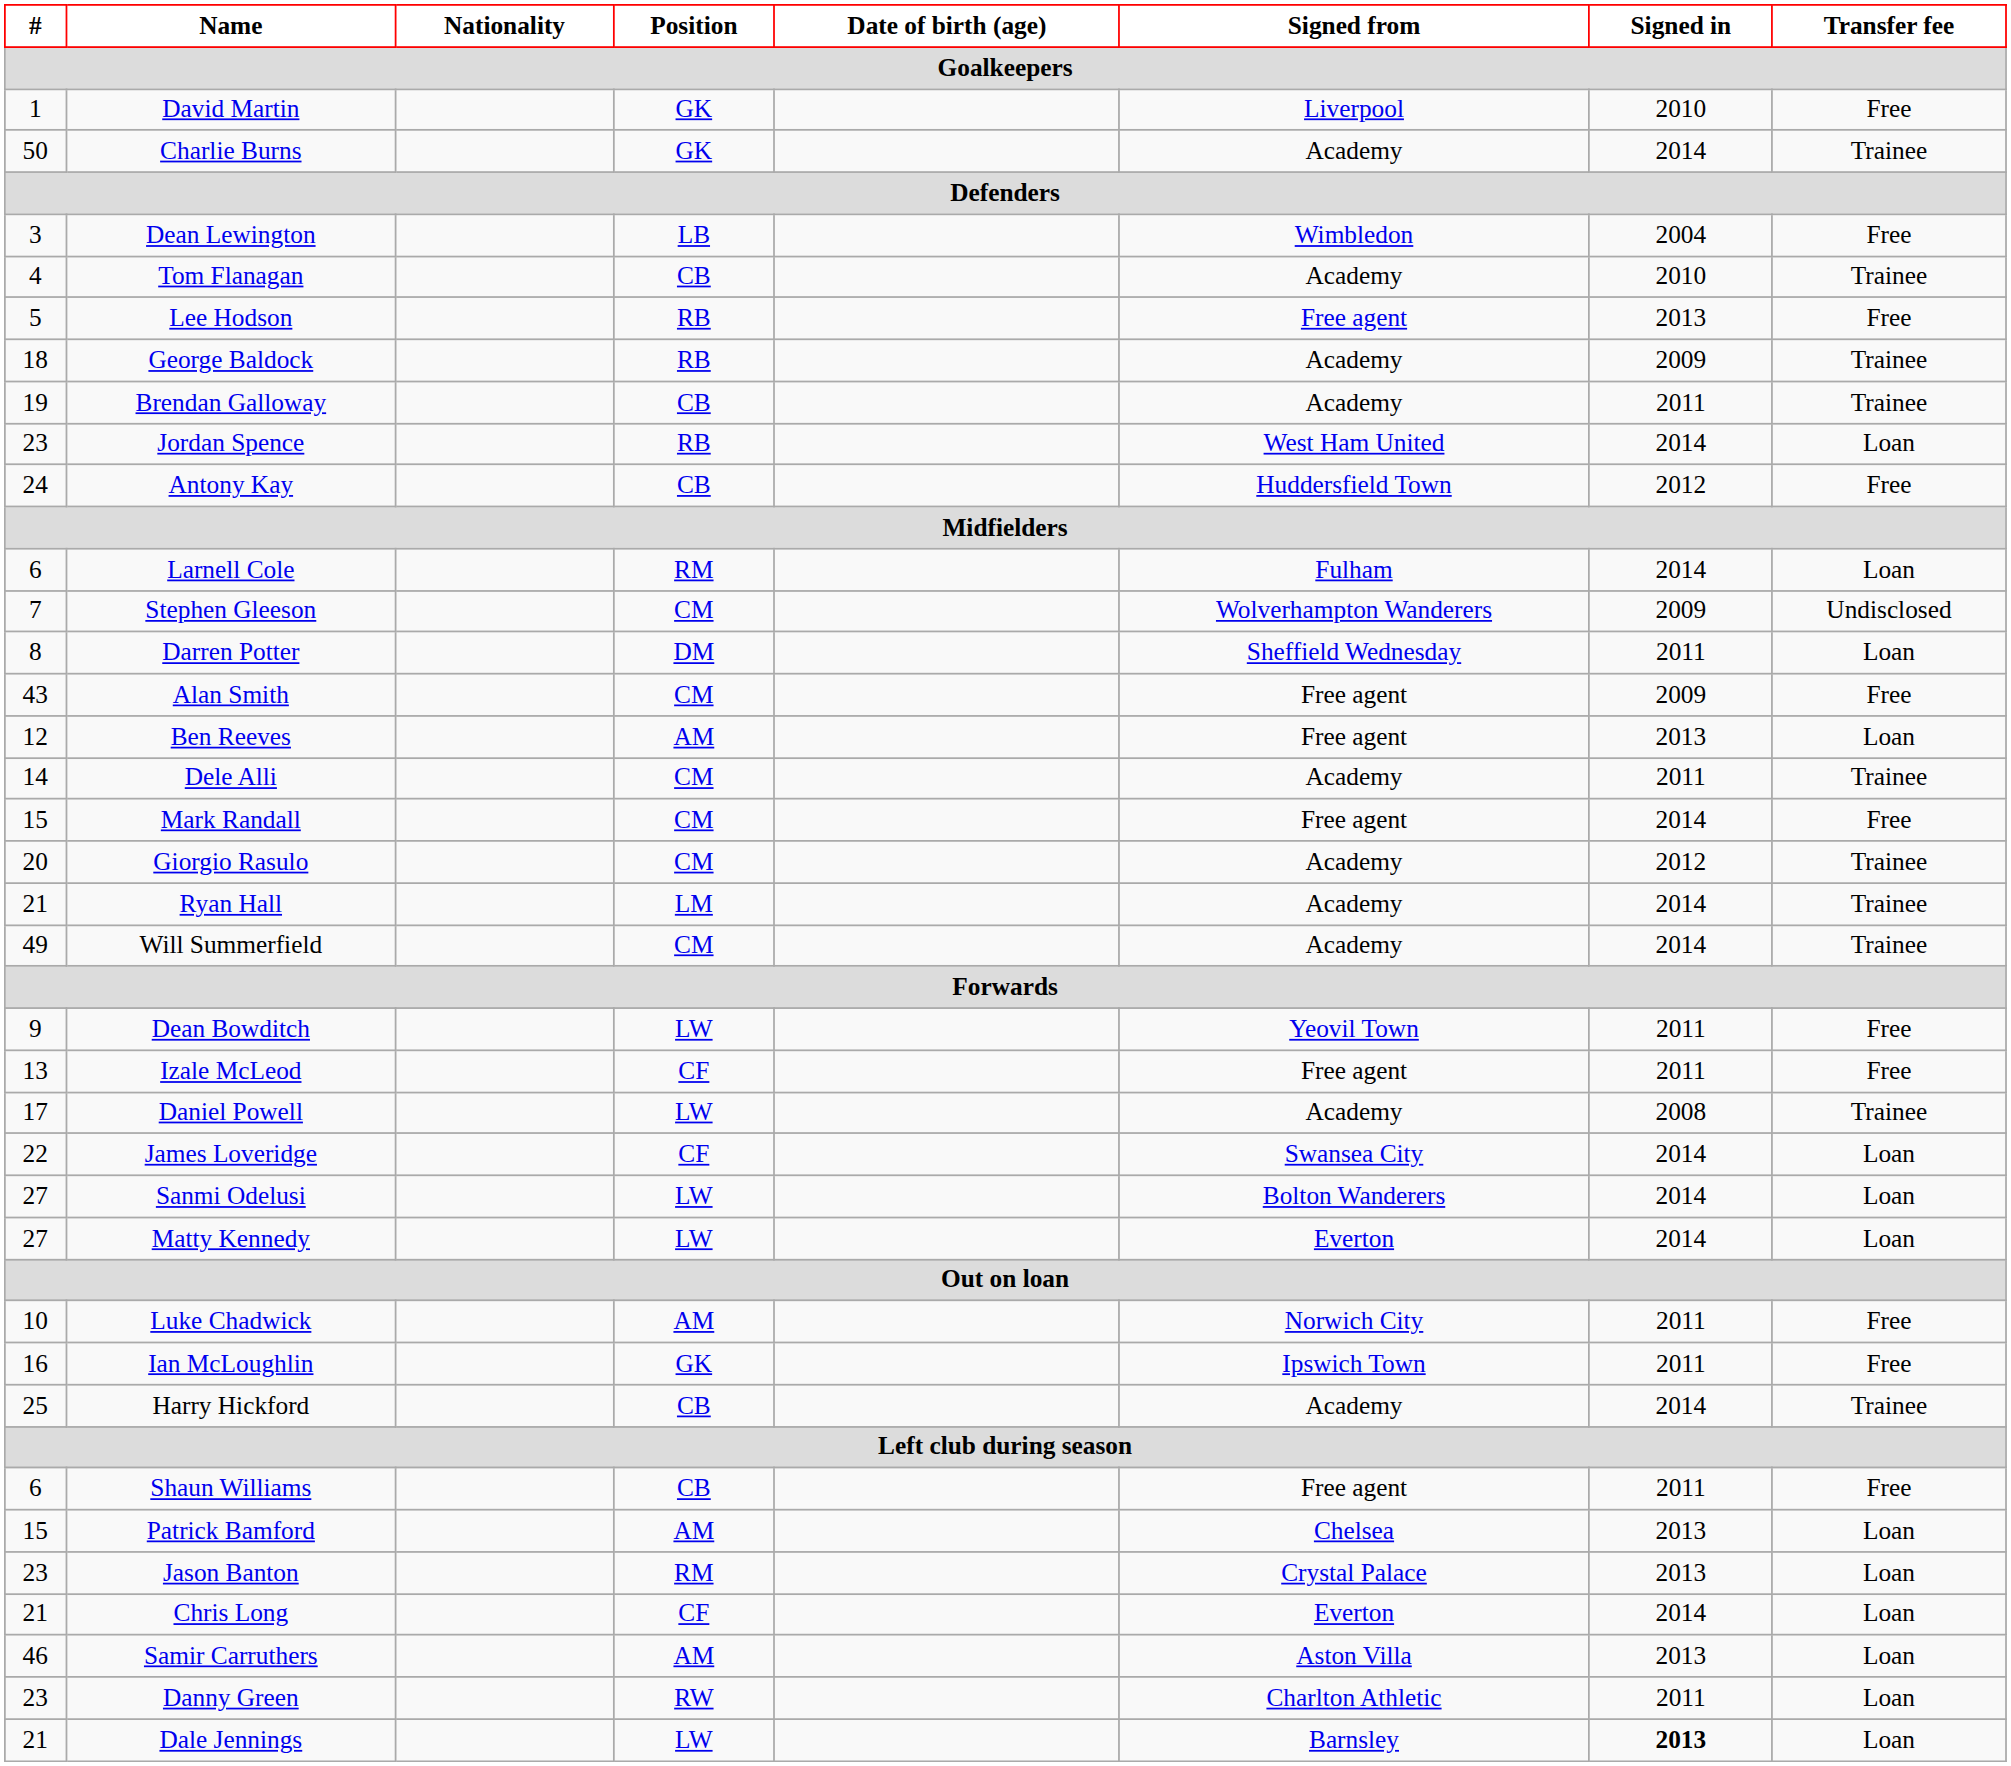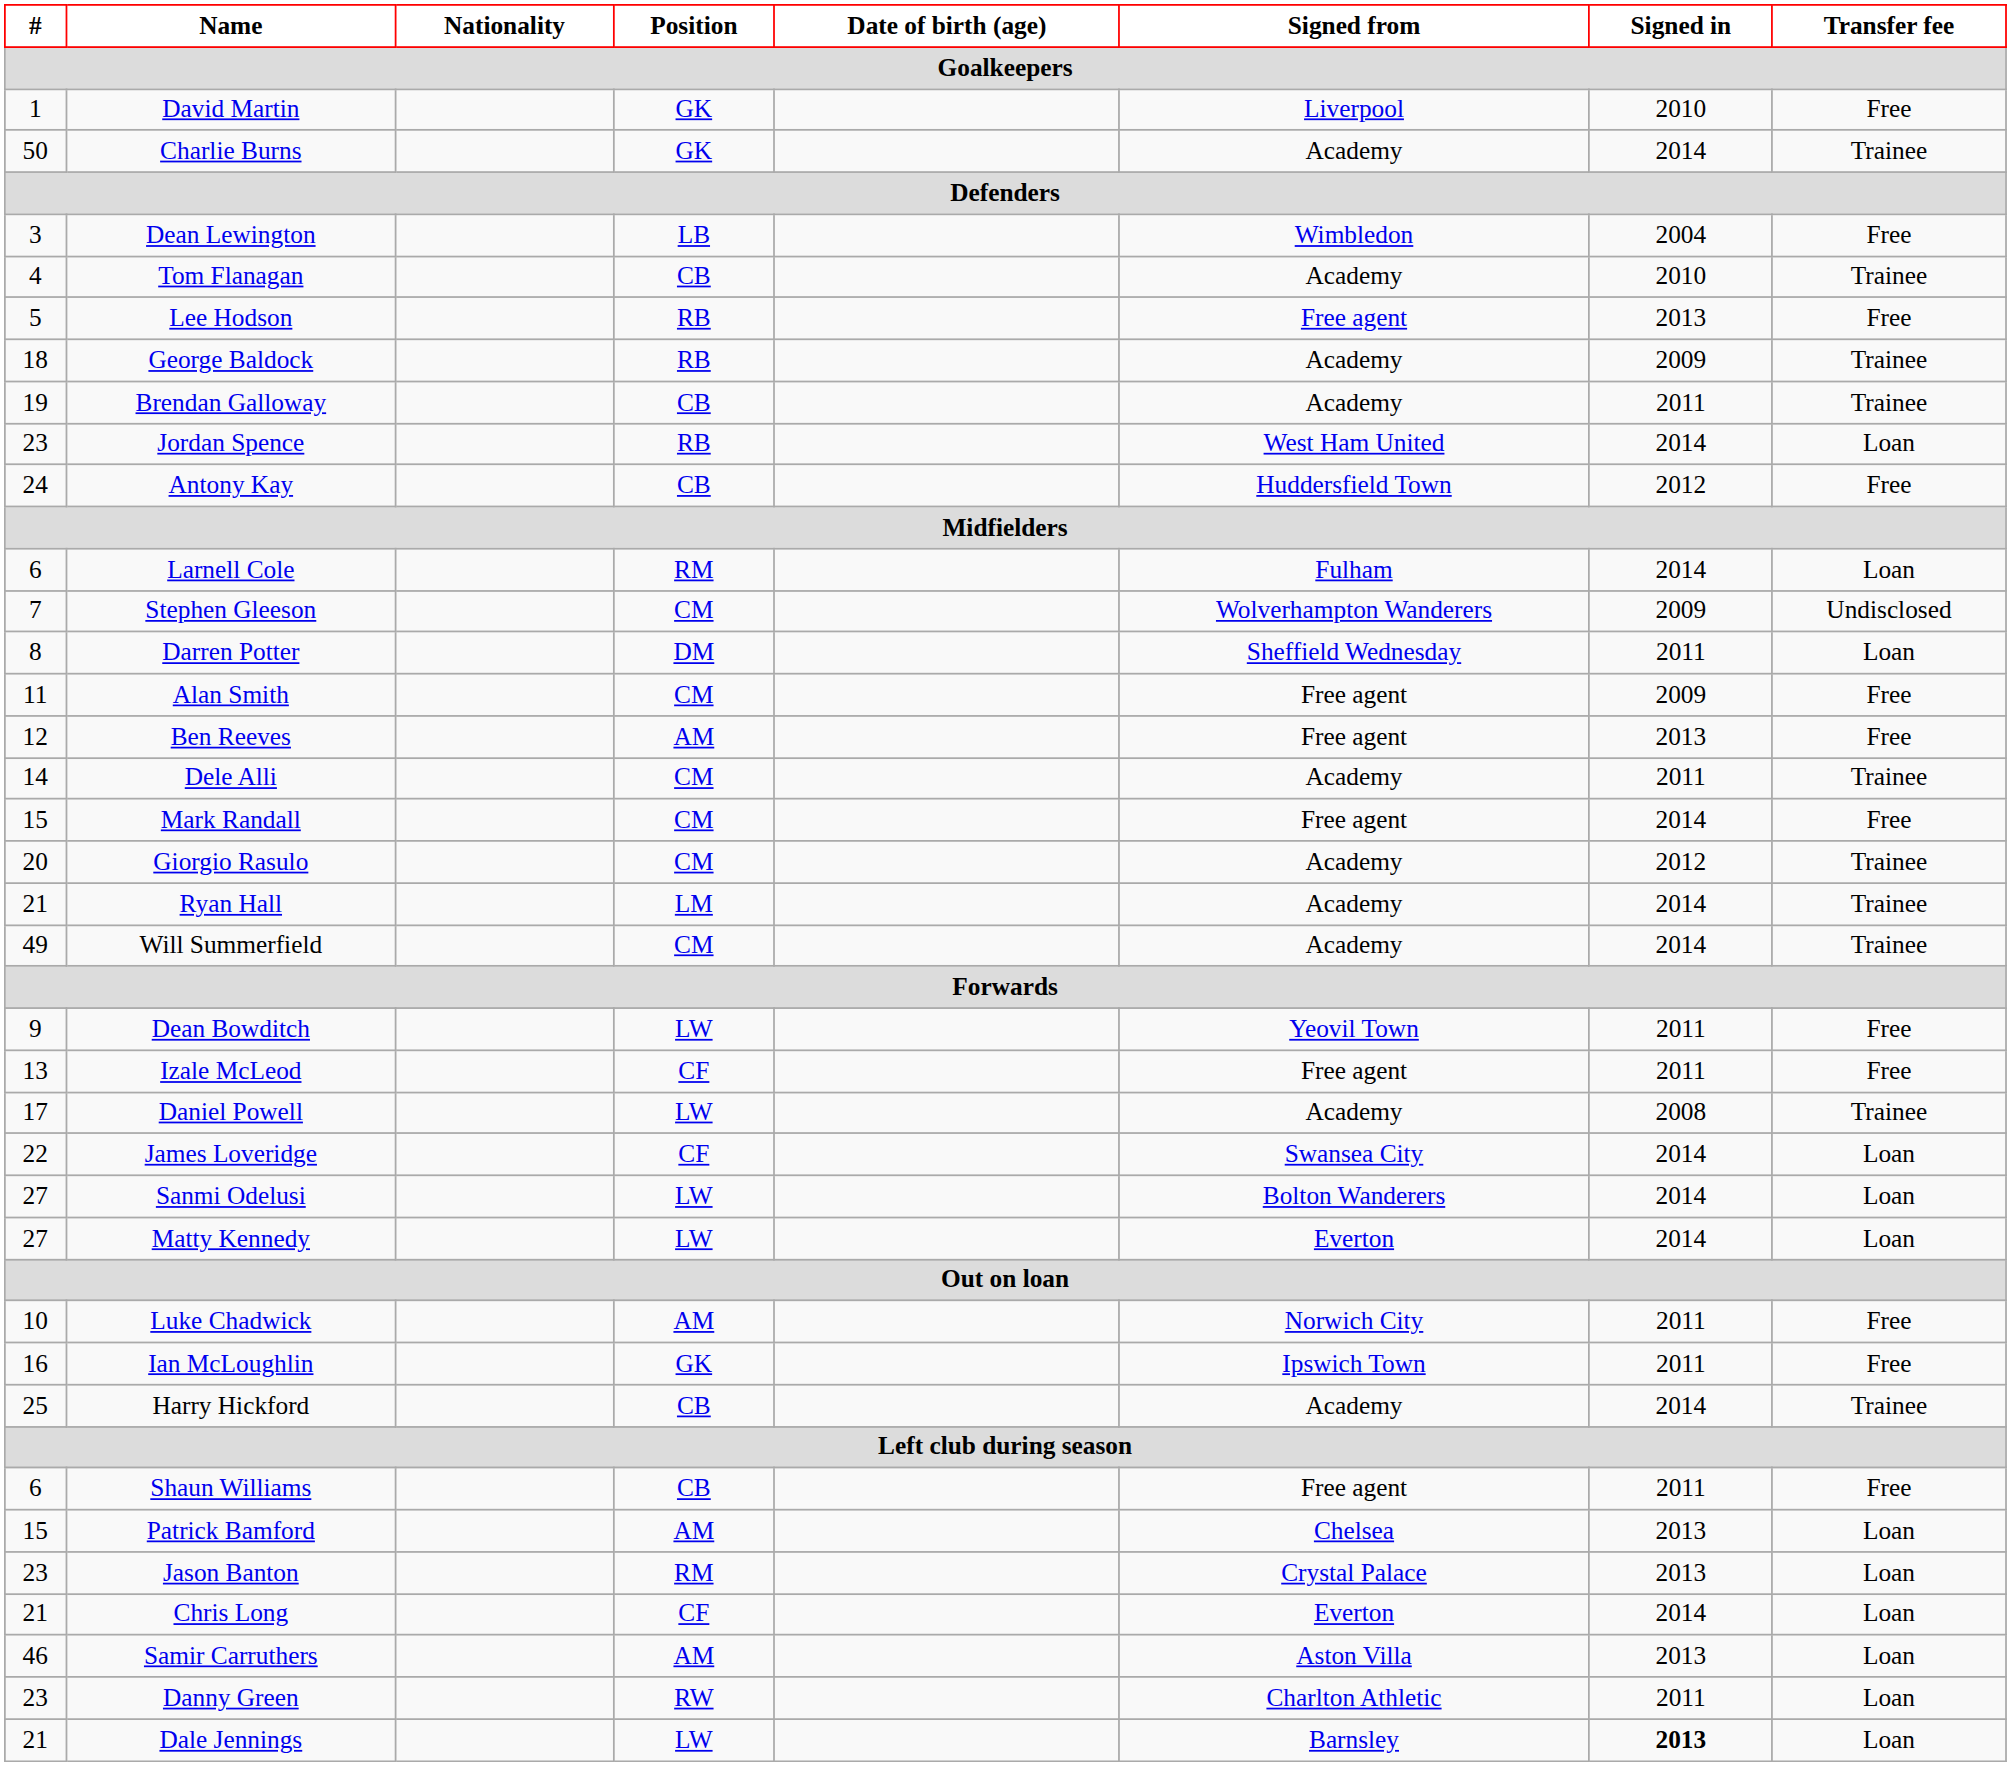(35, 694) 43 -> (35, 694) 11
(1889, 736) Loan -> (1889, 736) Free
